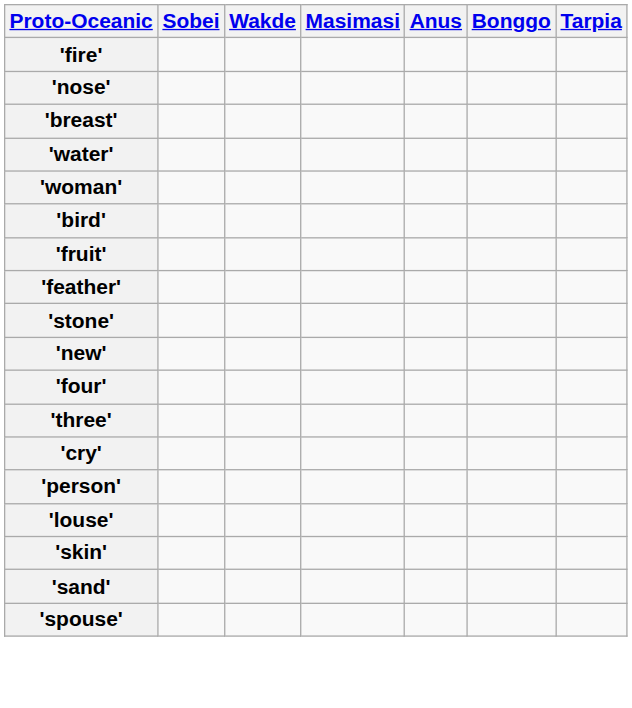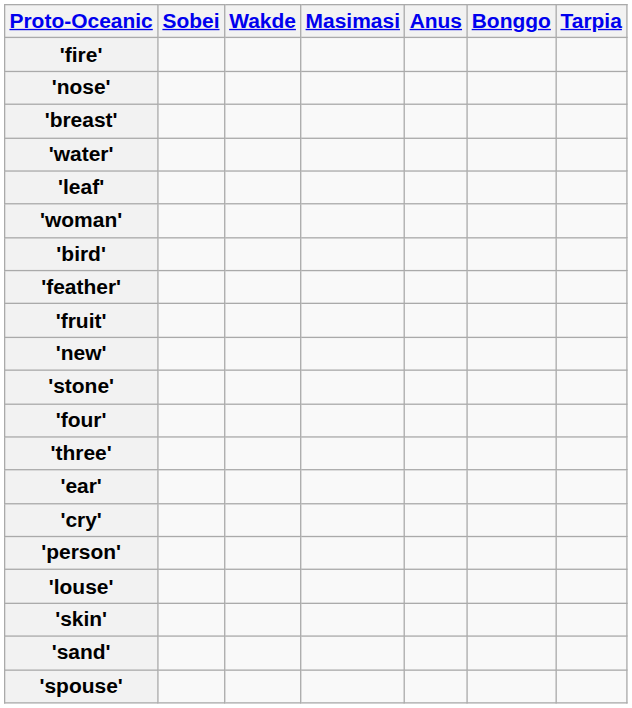+ row: (81, 187)
rows swapped: (81, 287) <-> (81, 253)
rows swapped: (81, 353) <-> (81, 320)
+ row: (81, 486)
